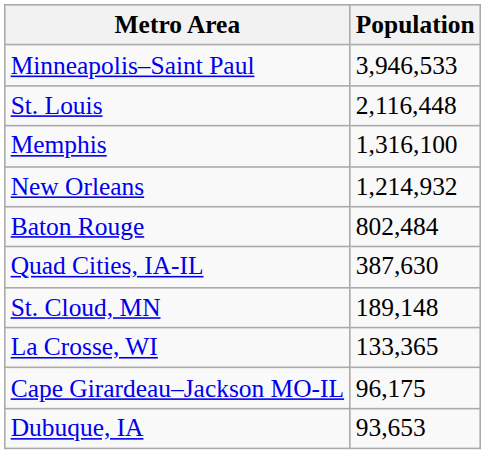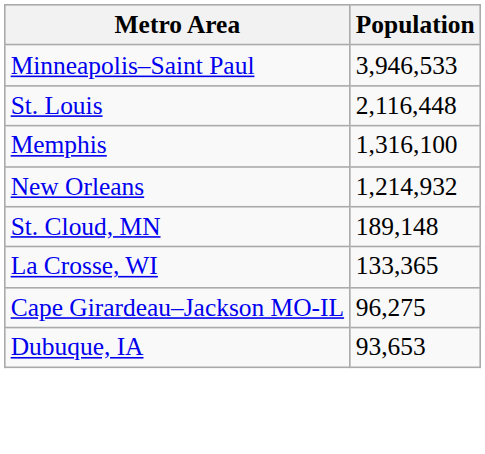- row: (77, 226)
- row: (107, 266)
(391, 387) 96,175 -> (391, 307) 96,275
